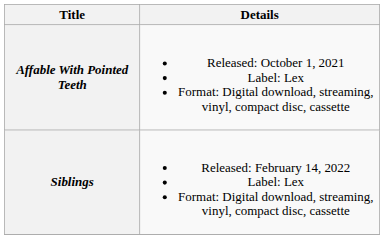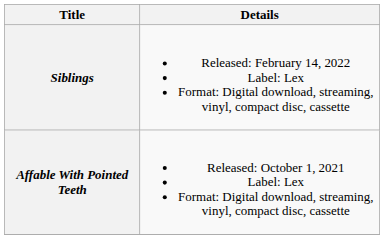rows swapped: (72, 77) <-> (72, 182)
